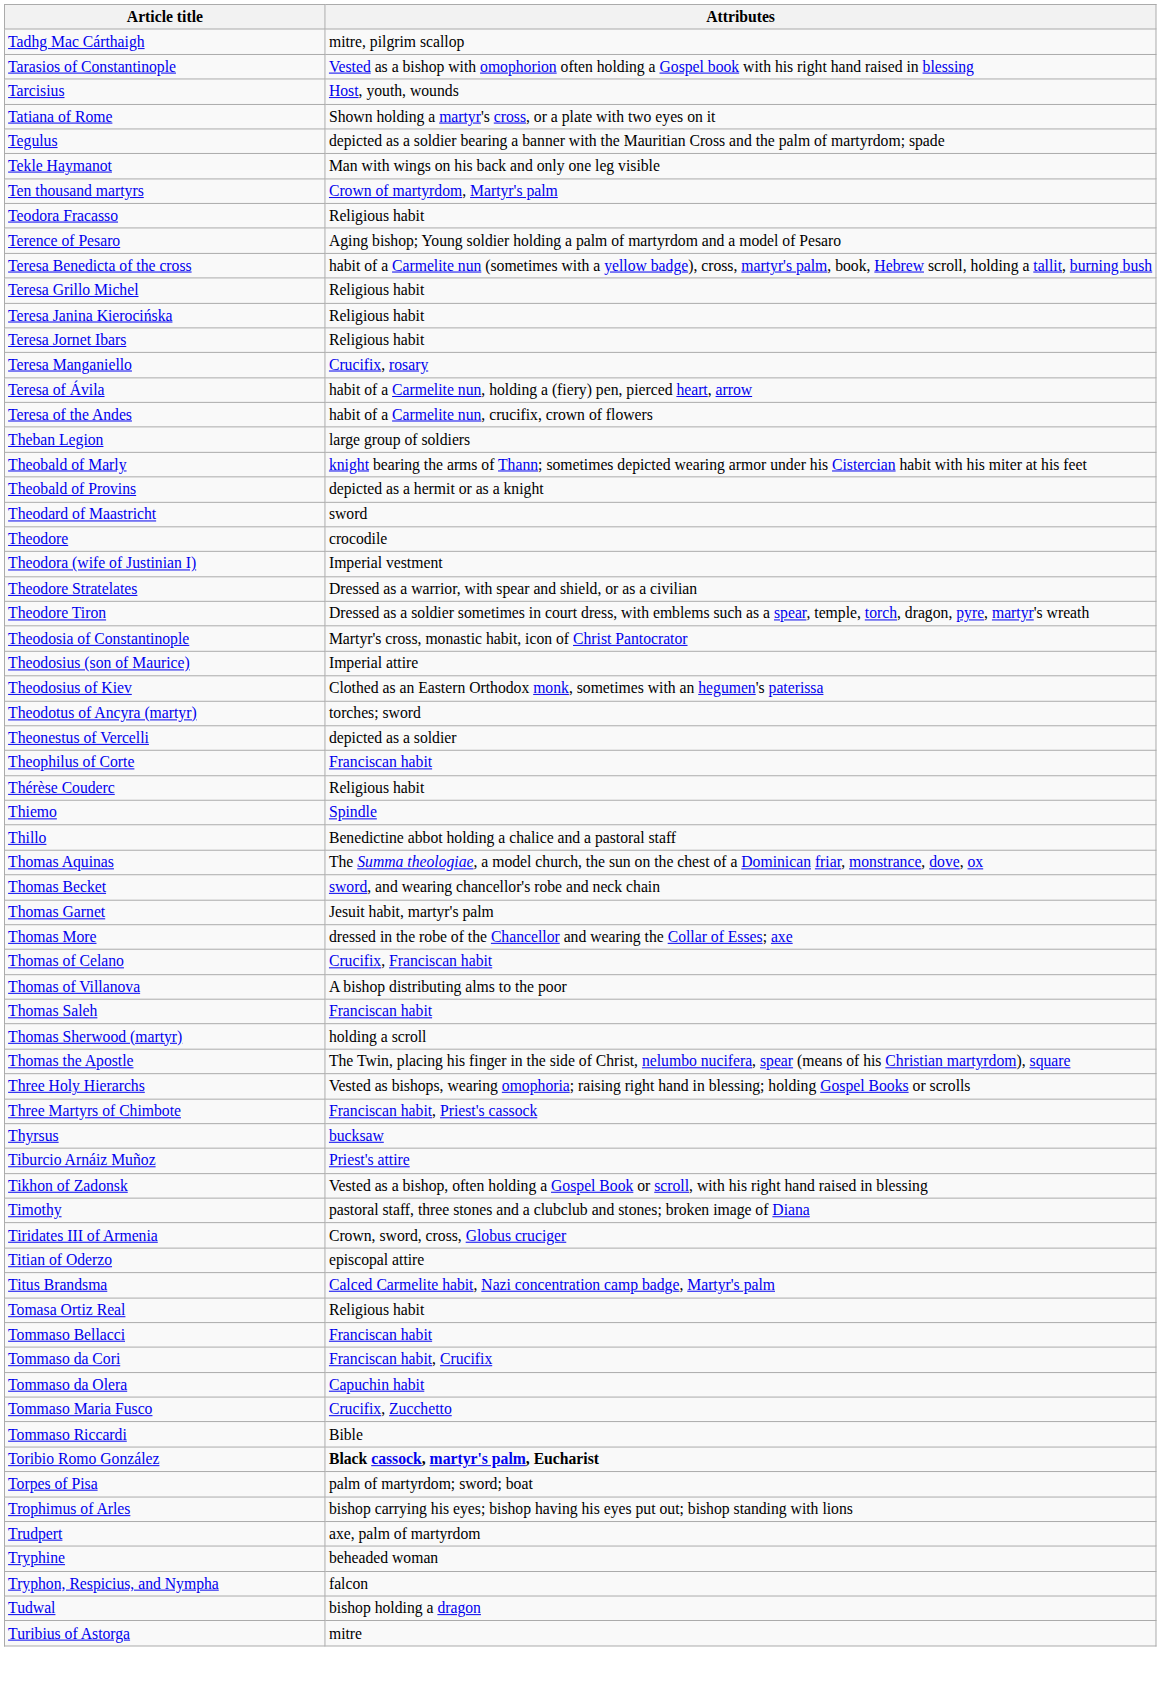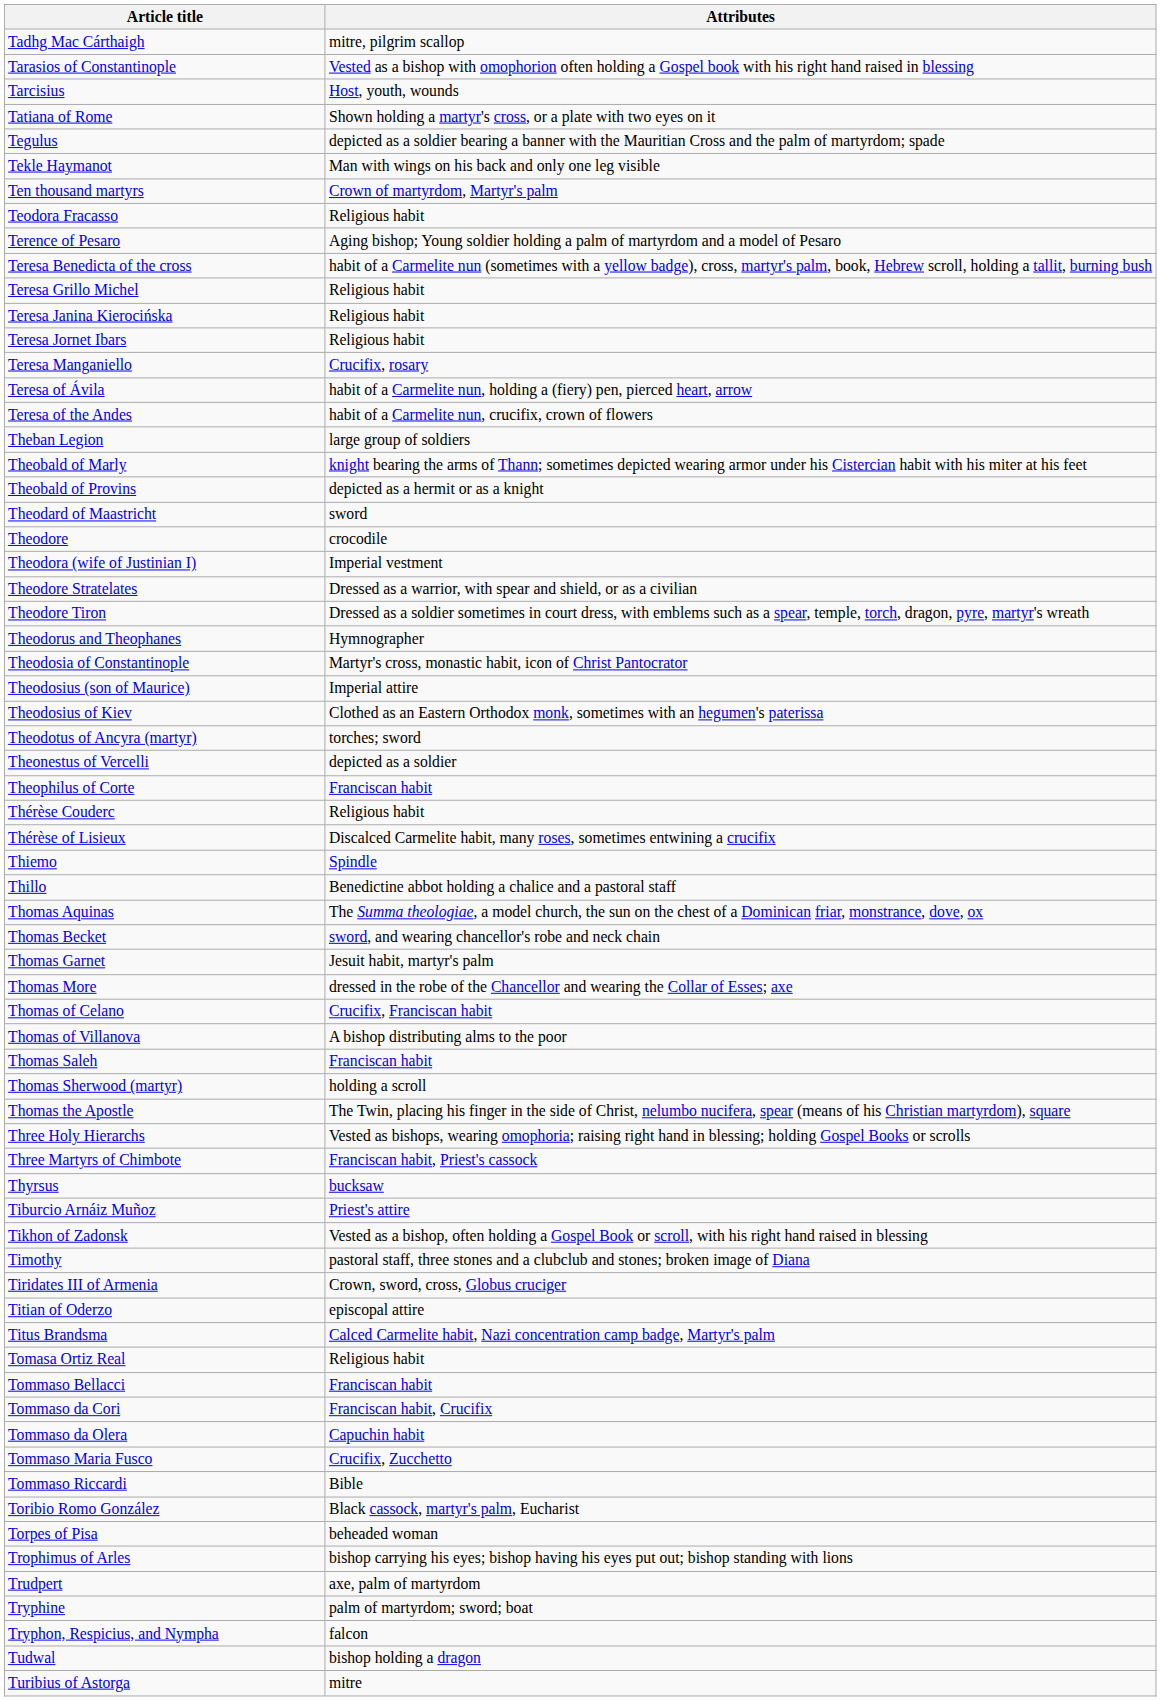+ row: (95, 638)
+ row: (67, 837)
(464, 1459) bold -> (454, 1508) normal
(431, 1484) palm of martyrdom; sword; boat -> (384, 1533) beheaded woman
(384, 1558) beheaded woman -> (431, 1608) palm of martyrdom; sword; boat
